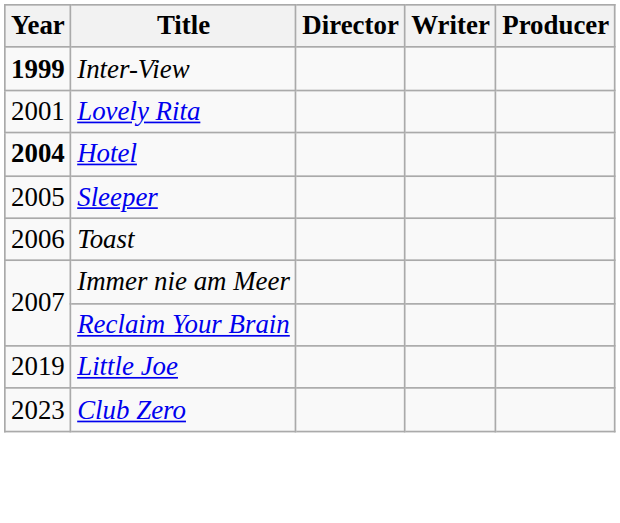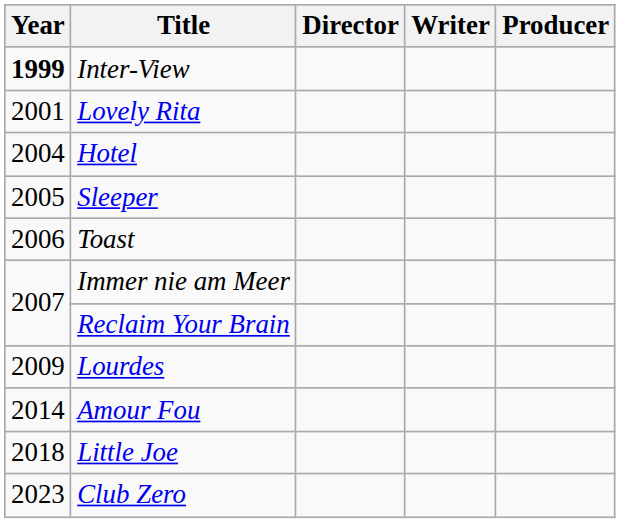(38, 153) bold -> (38, 153) normal
+ row: (121, 366)
+ row: (139, 409)
(38, 366) 2019 -> (38, 452) 2018
